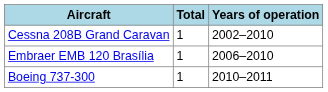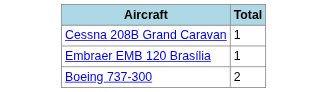- column: (266, 14)
(180, 77) 1 -> (237, 77) 2
